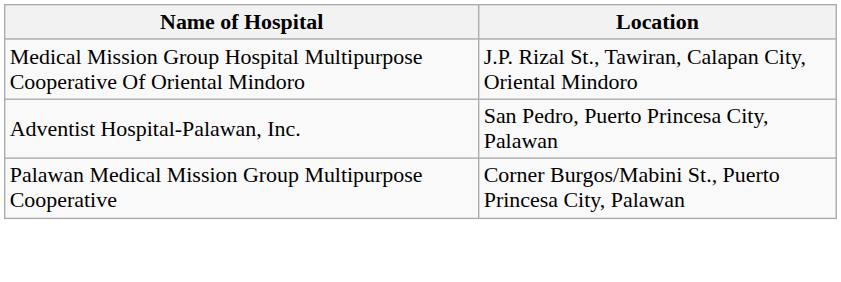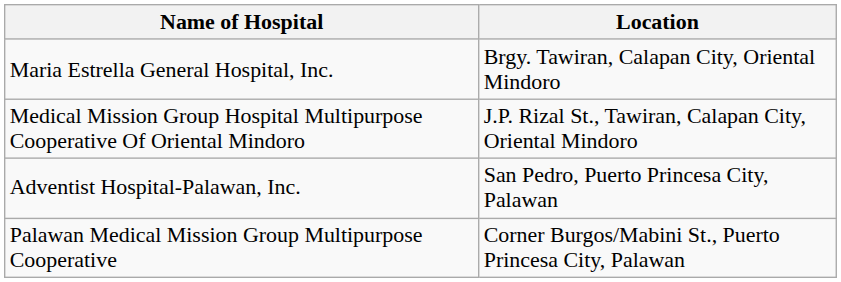+ row: (172, 68)
